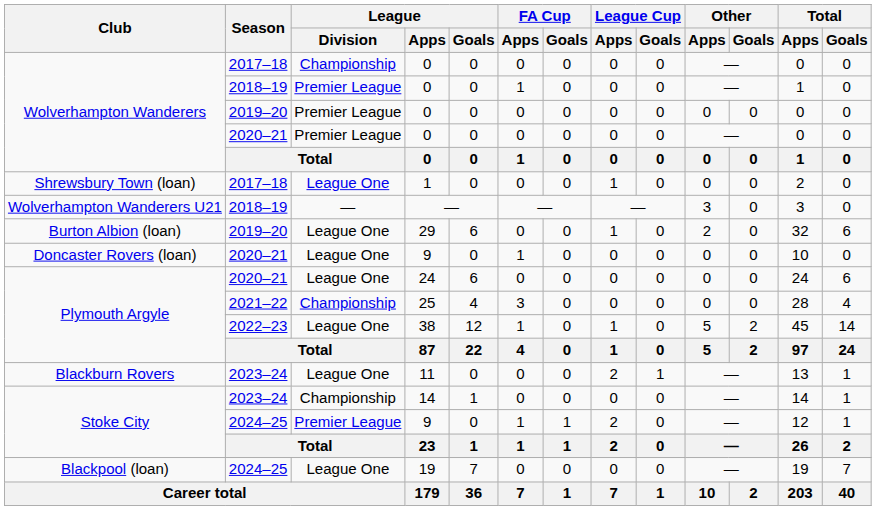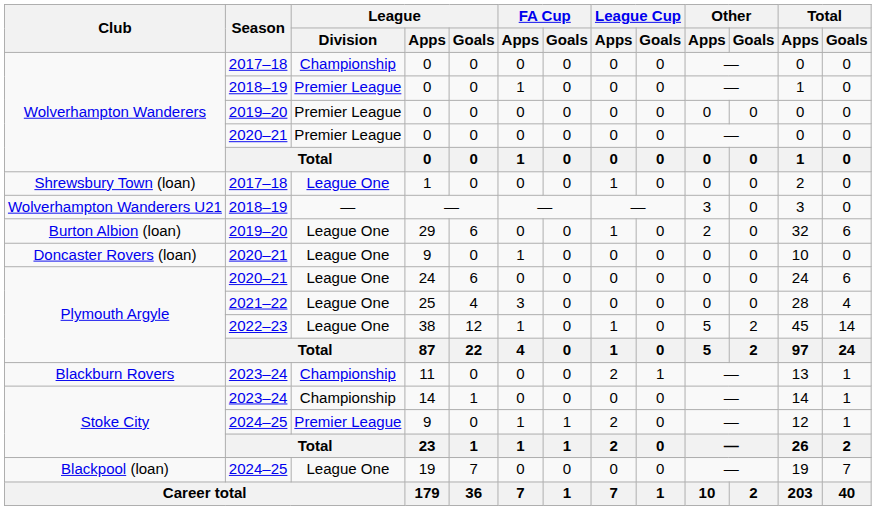(348, 302) Championship -> (348, 302) League One
(348, 374) League One -> (348, 374) Championship
